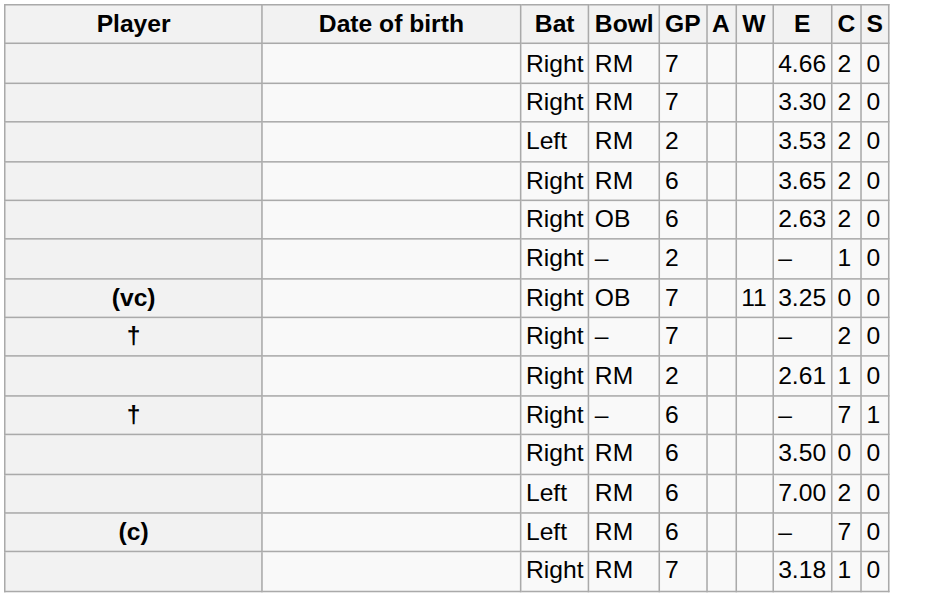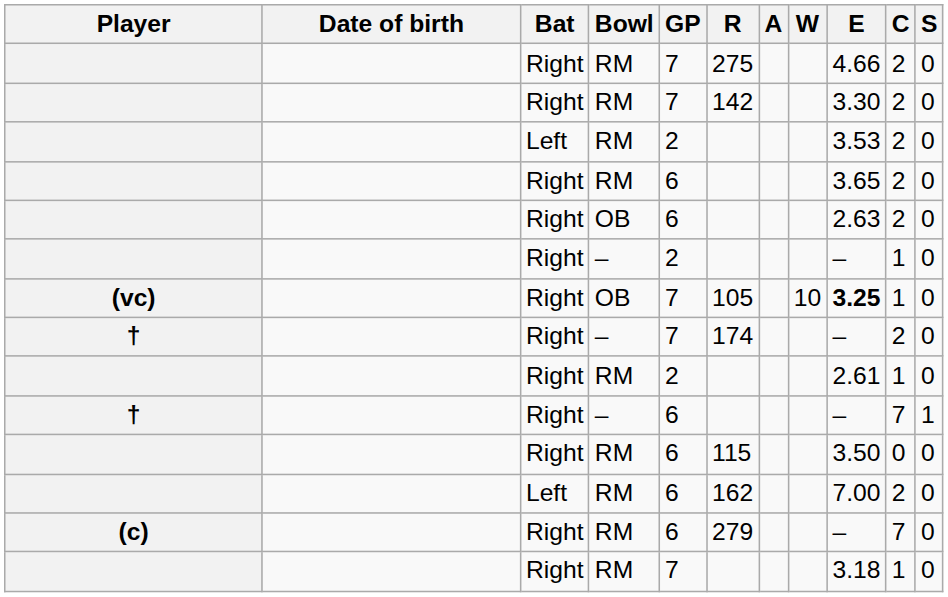+ column: (733, 24)
(754, 297) 11 -> (807, 297) 10
(802, 297) normal -> (856, 297) bold
(844, 297) 0 -> (899, 297) 1
(547, 532) Left -> (555, 532) Right
